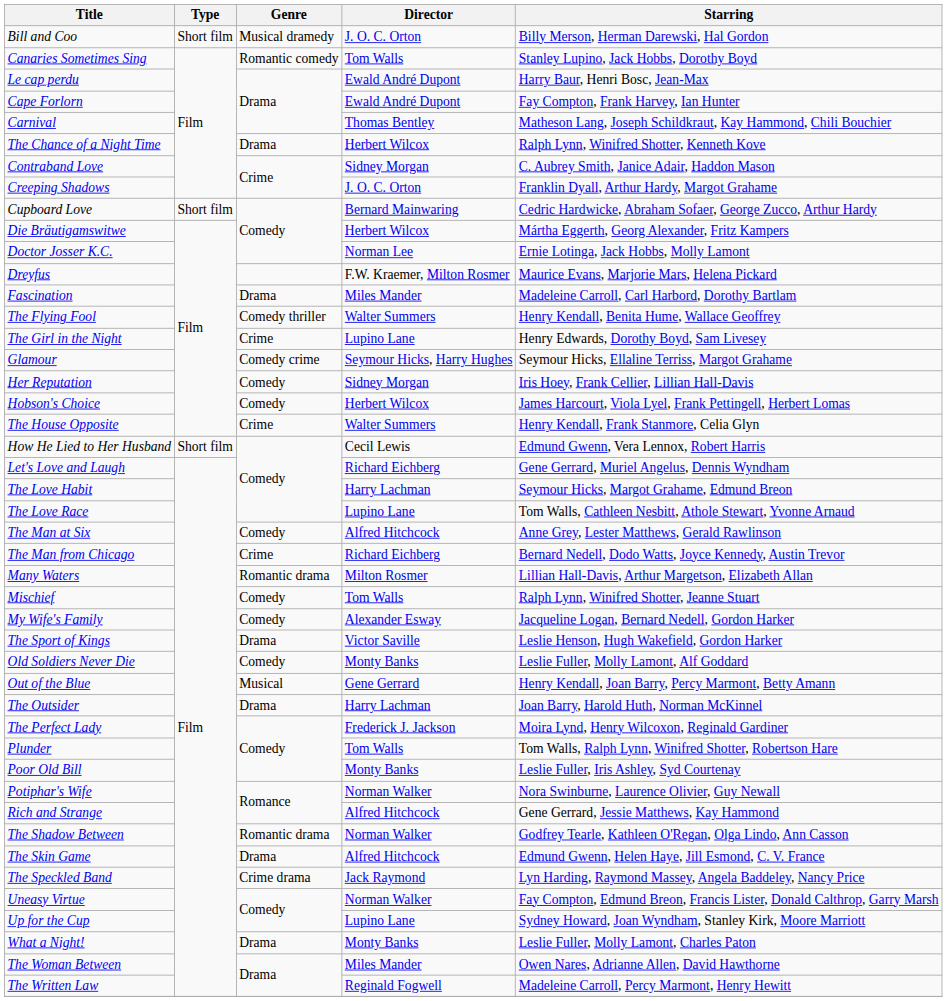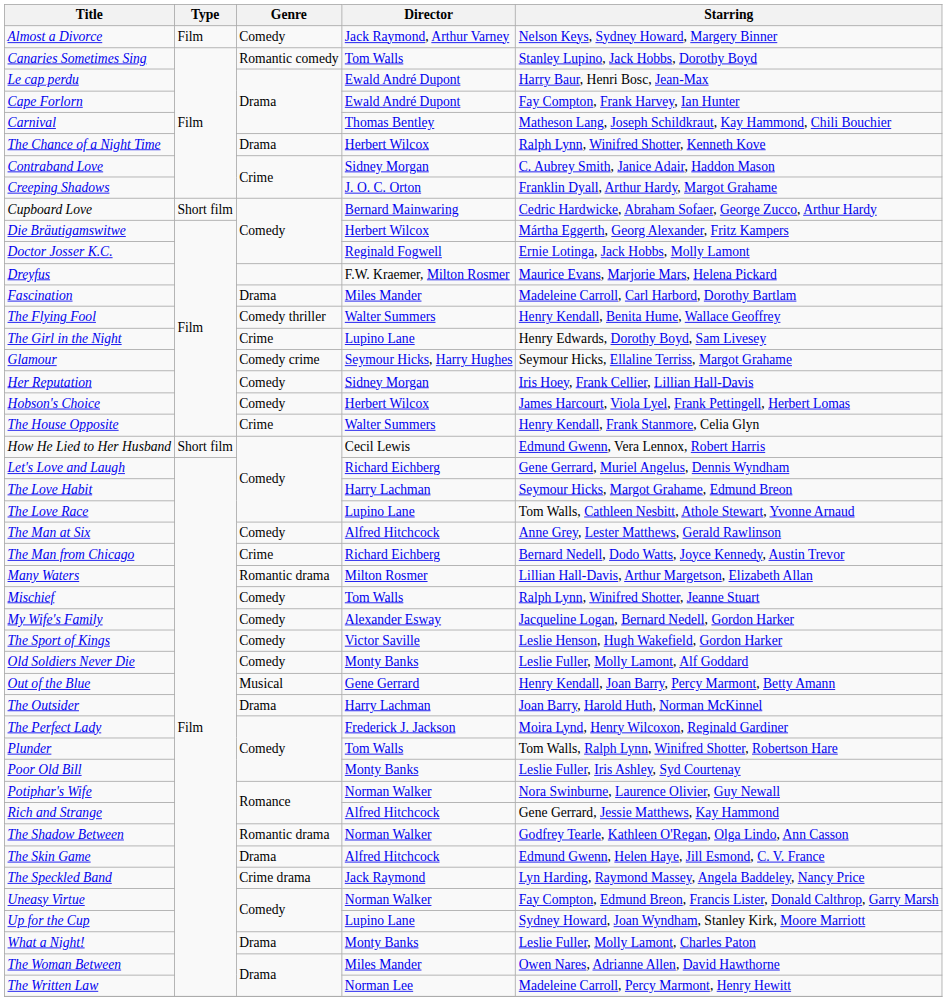+ row: (55, 36)
- row: (42, 36)
(379, 252) Norman Lee -> (393, 252) Reginald Fogwell
(258, 640) Drama -> (262, 640) Comedy
(393, 985) Reginald Fogwell -> (379, 985) Norman Lee
